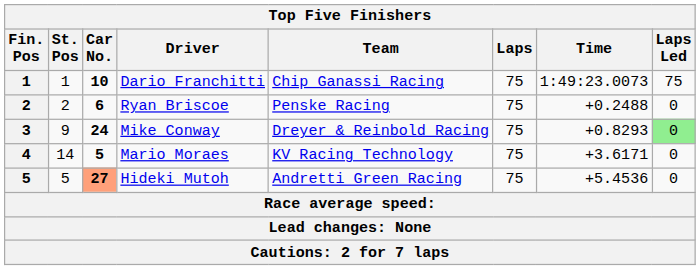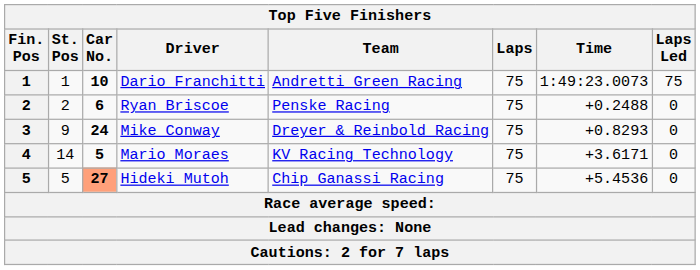(358, 83) Chip Ganassi Racing -> (367, 83) Andretti Green Racing
(674, 131) lightgreen background -> (674, 131) no background
(367, 180) Andretti Green Racing -> (358, 180) Chip Ganassi Racing
